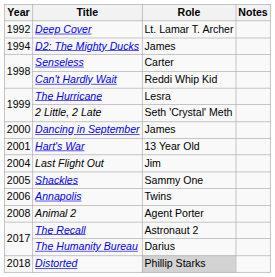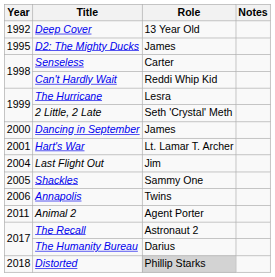(189, 29) Lt. Lamar T. Archer -> (172, 29) 13 Year Old
(19, 46) 1994 -> (19, 46) 1995
(172, 146) 13 Year Old -> (189, 146) Lt. Lamar T. Archer
(19, 213) 2008 -> (18, 213) 2011
